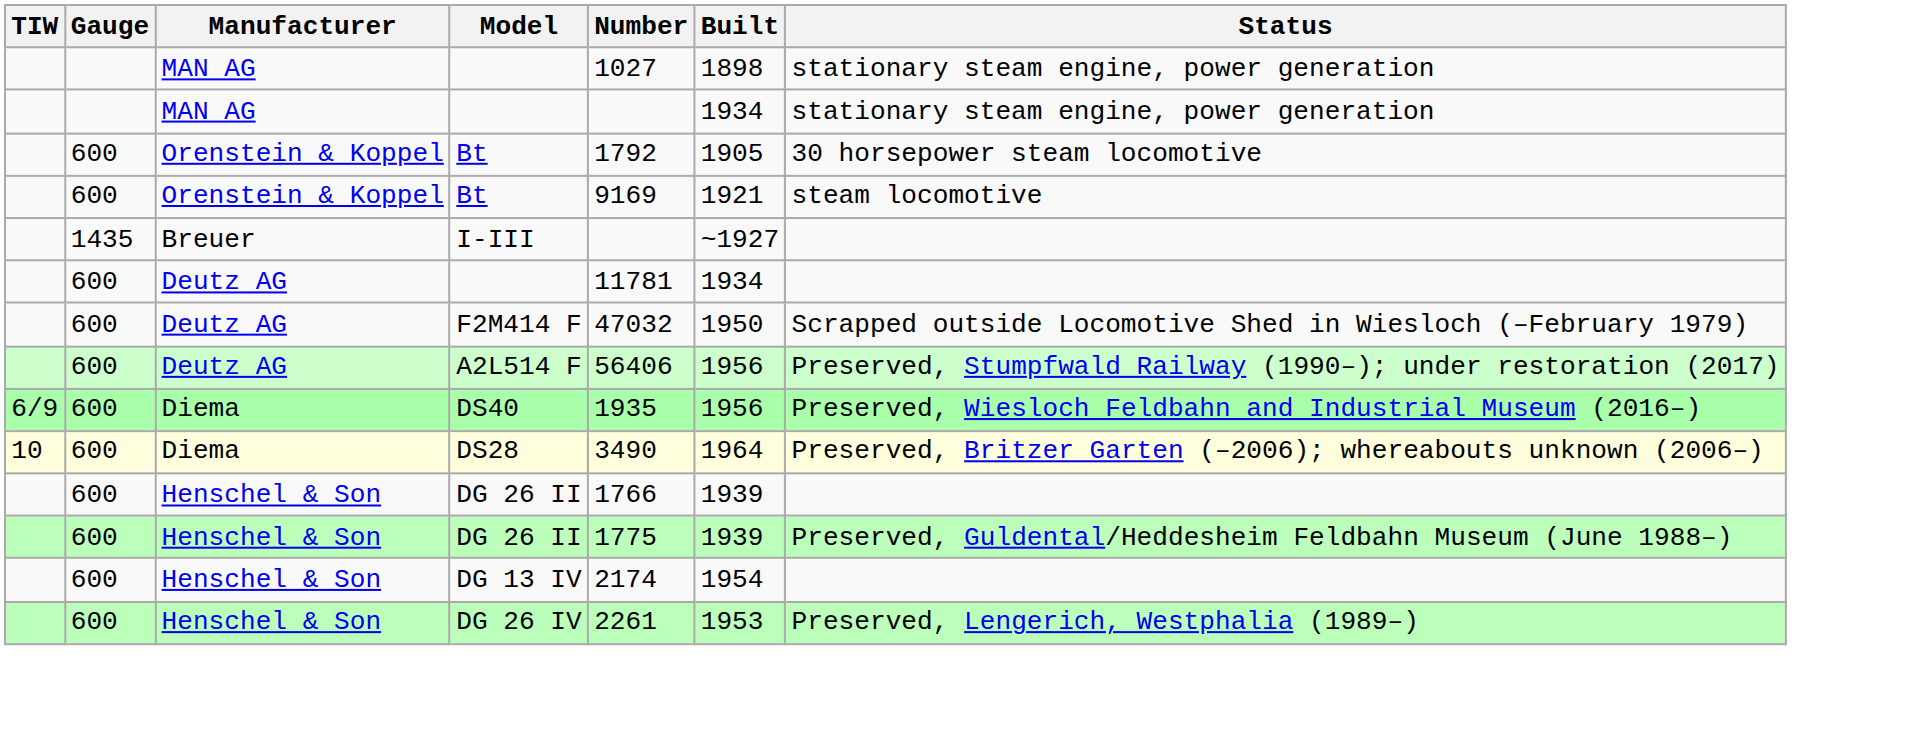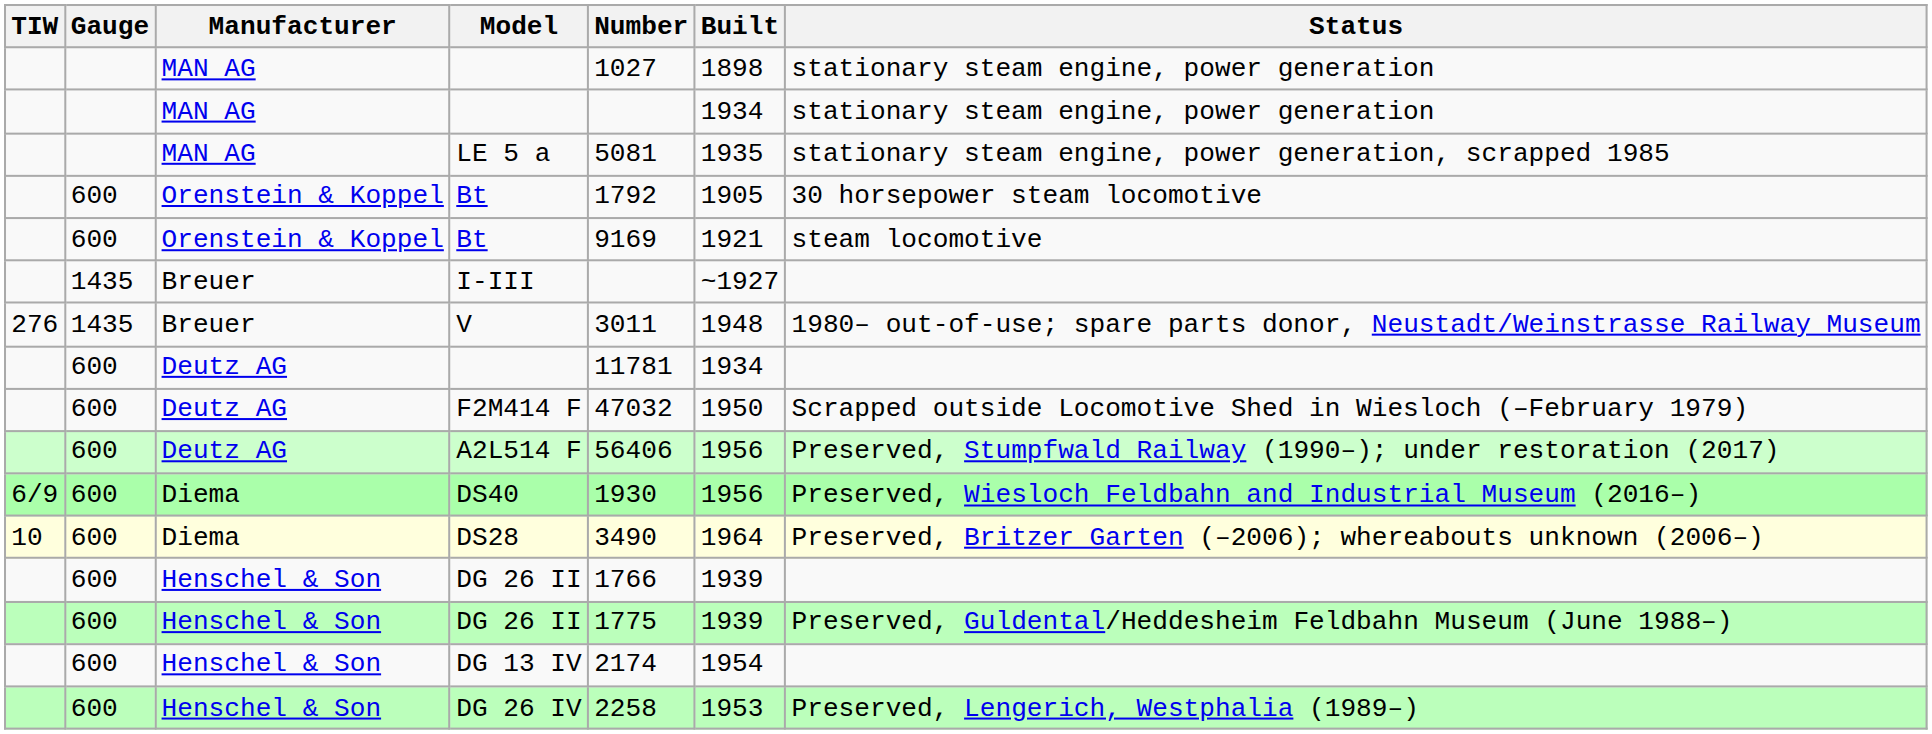+ row: (209, 154)
+ row: (209, 324)
(626, 410) 1935 -> (626, 495) 1930
(626, 623) 2261 -> (626, 708) 2258
